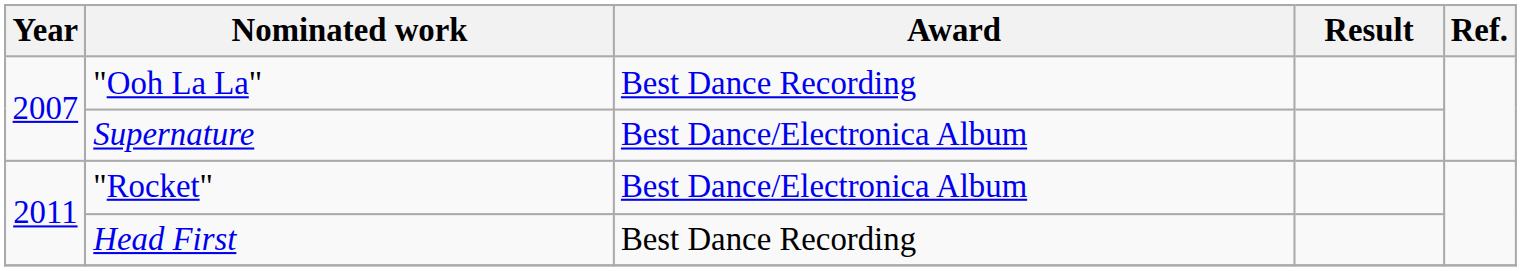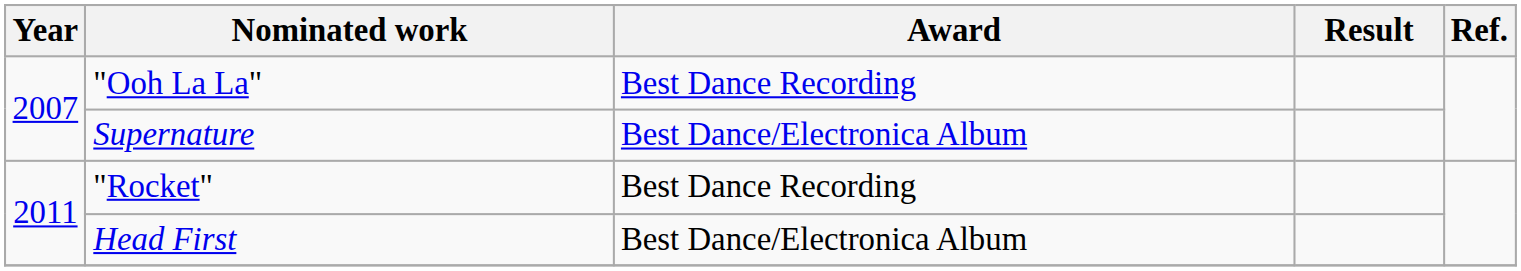(824, 186) Best Dance/Electronica Album -> (768, 186) Best Dance Recording
(768, 238) Best Dance Recording -> (824, 238) Best Dance/Electronica Album
